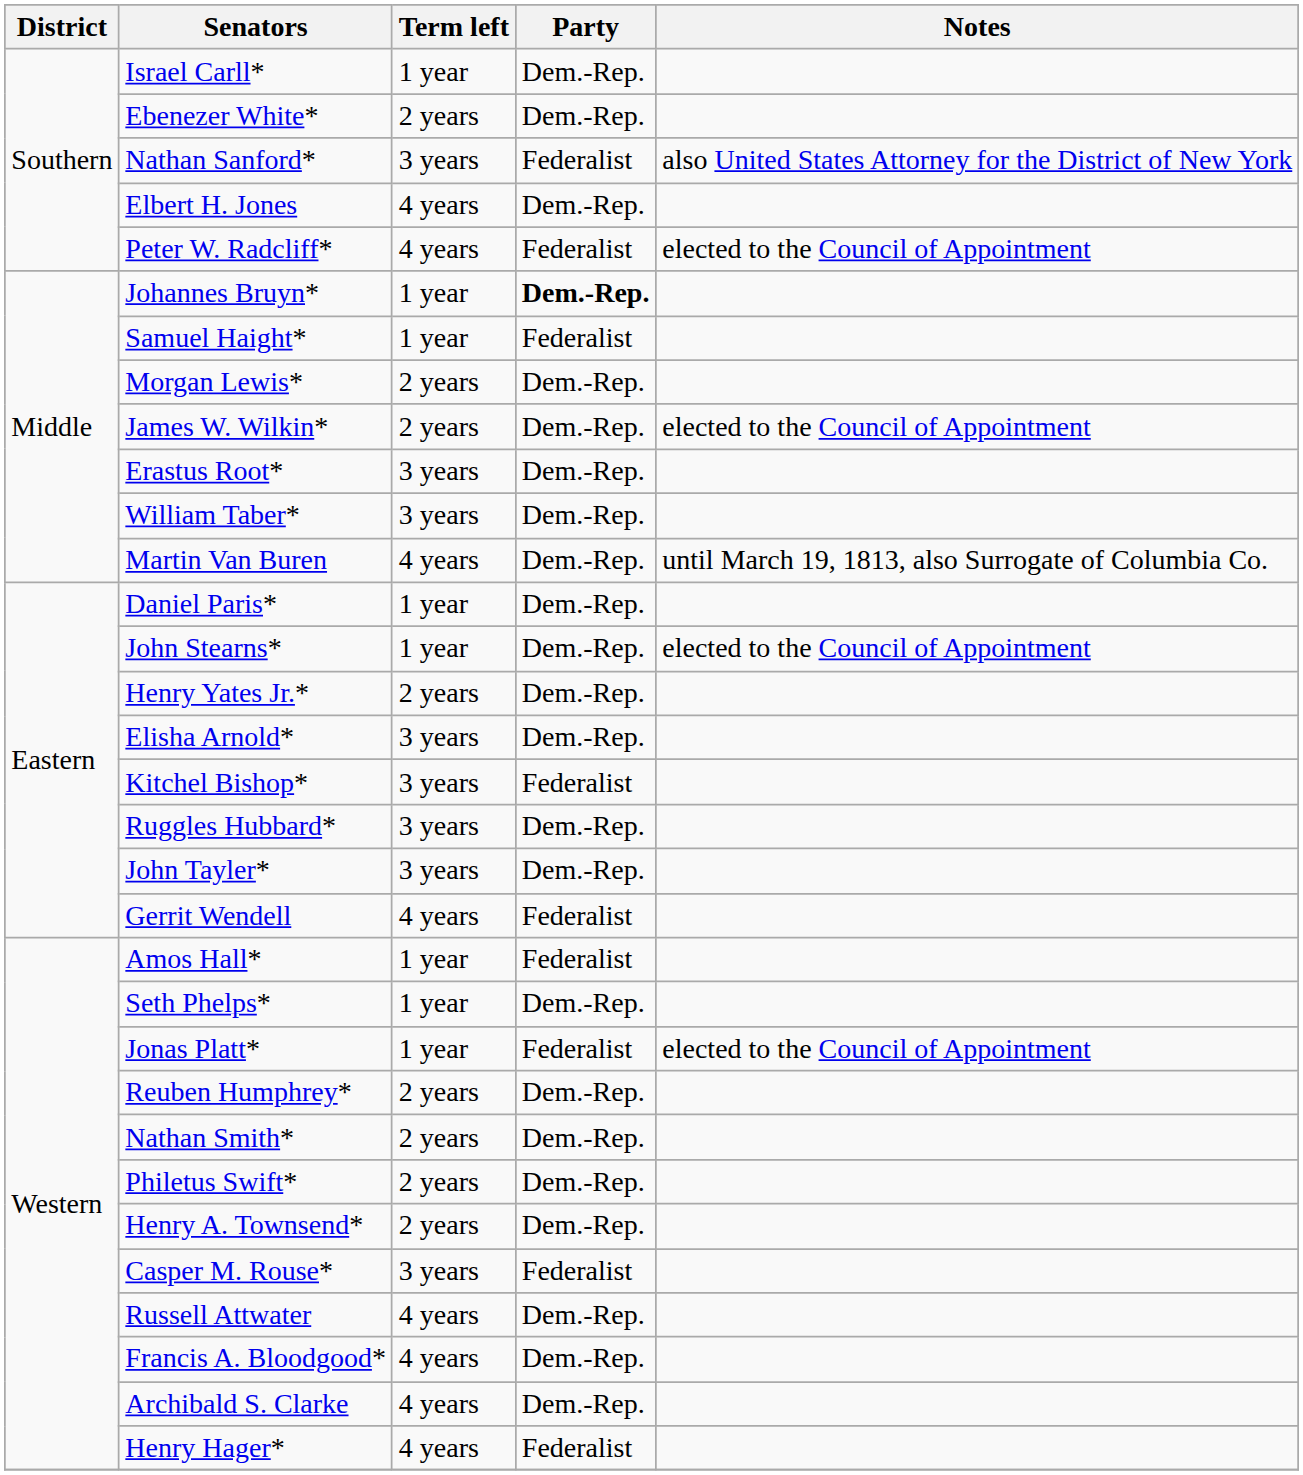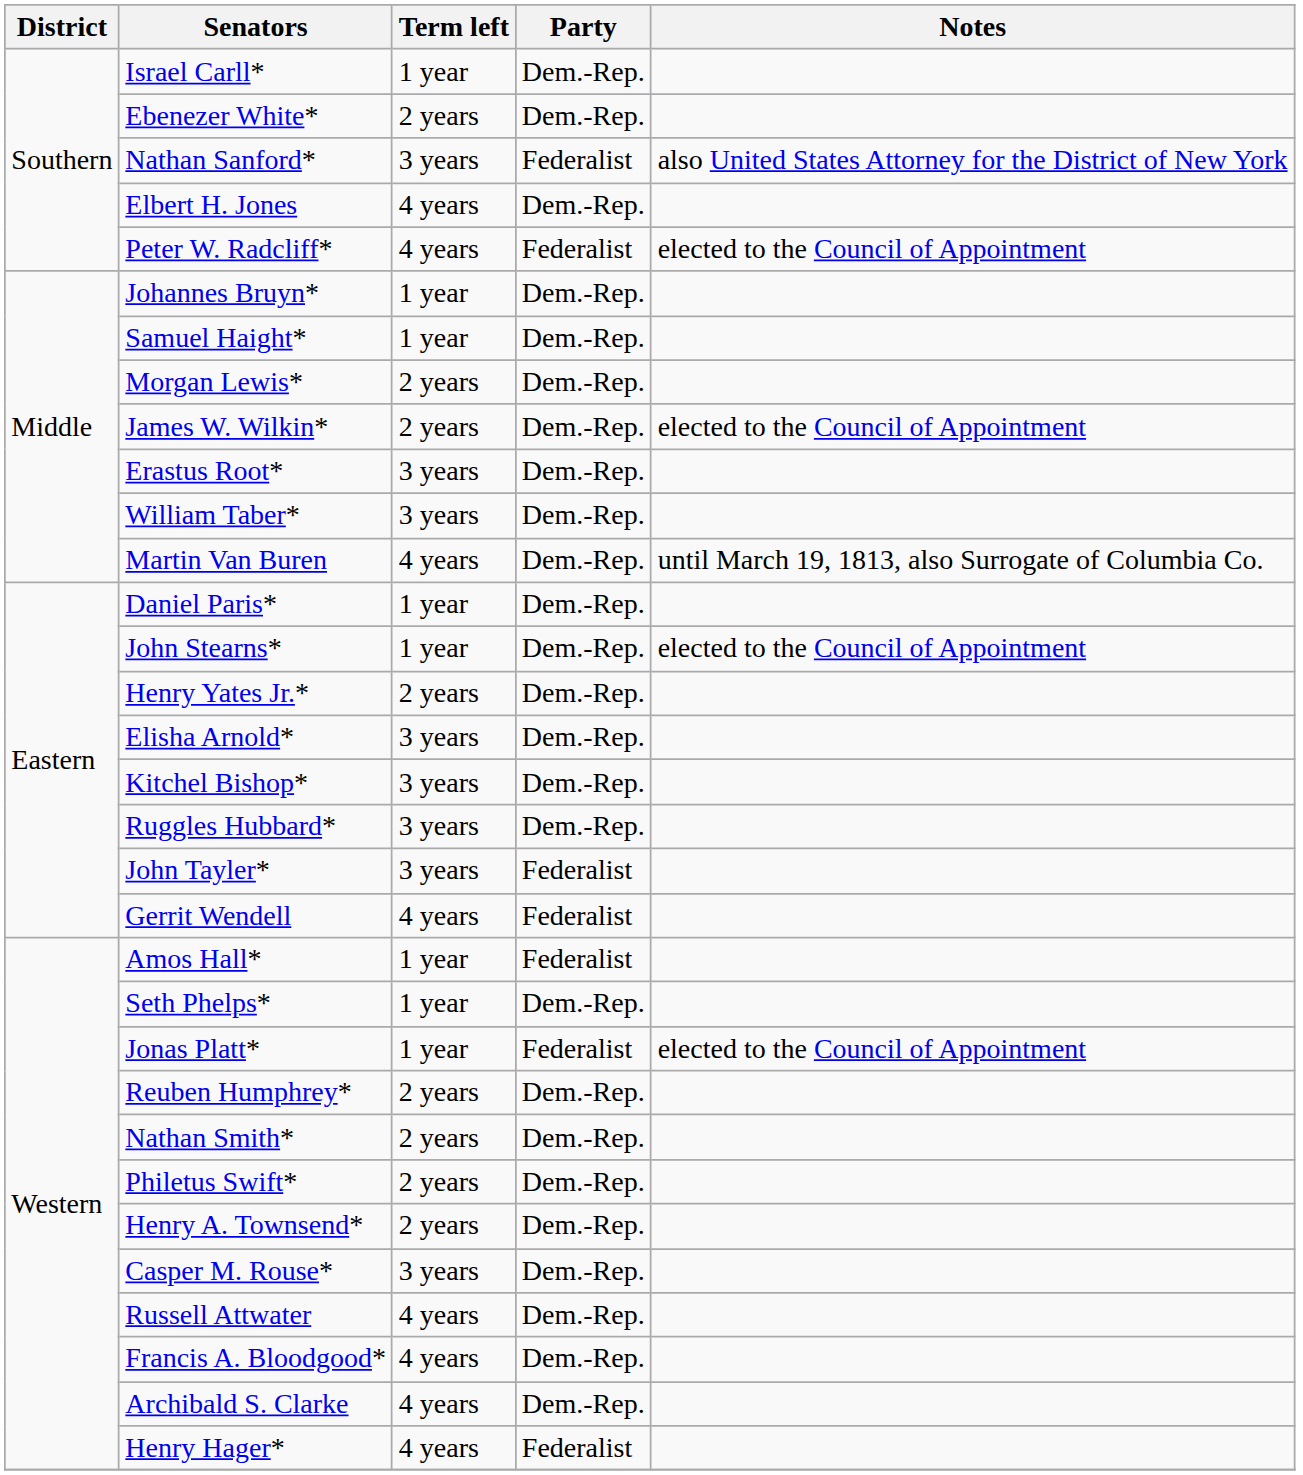(586, 293) bold -> (583, 293) normal
(577, 337) Federalist -> (583, 337) Dem.-Rep.
(577, 781) Federalist -> (583, 781) Dem.-Rep.
(583, 870) Dem.-Rep. -> (577, 870) Federalist
(577, 1270) Federalist -> (583, 1270) Dem.-Rep.
